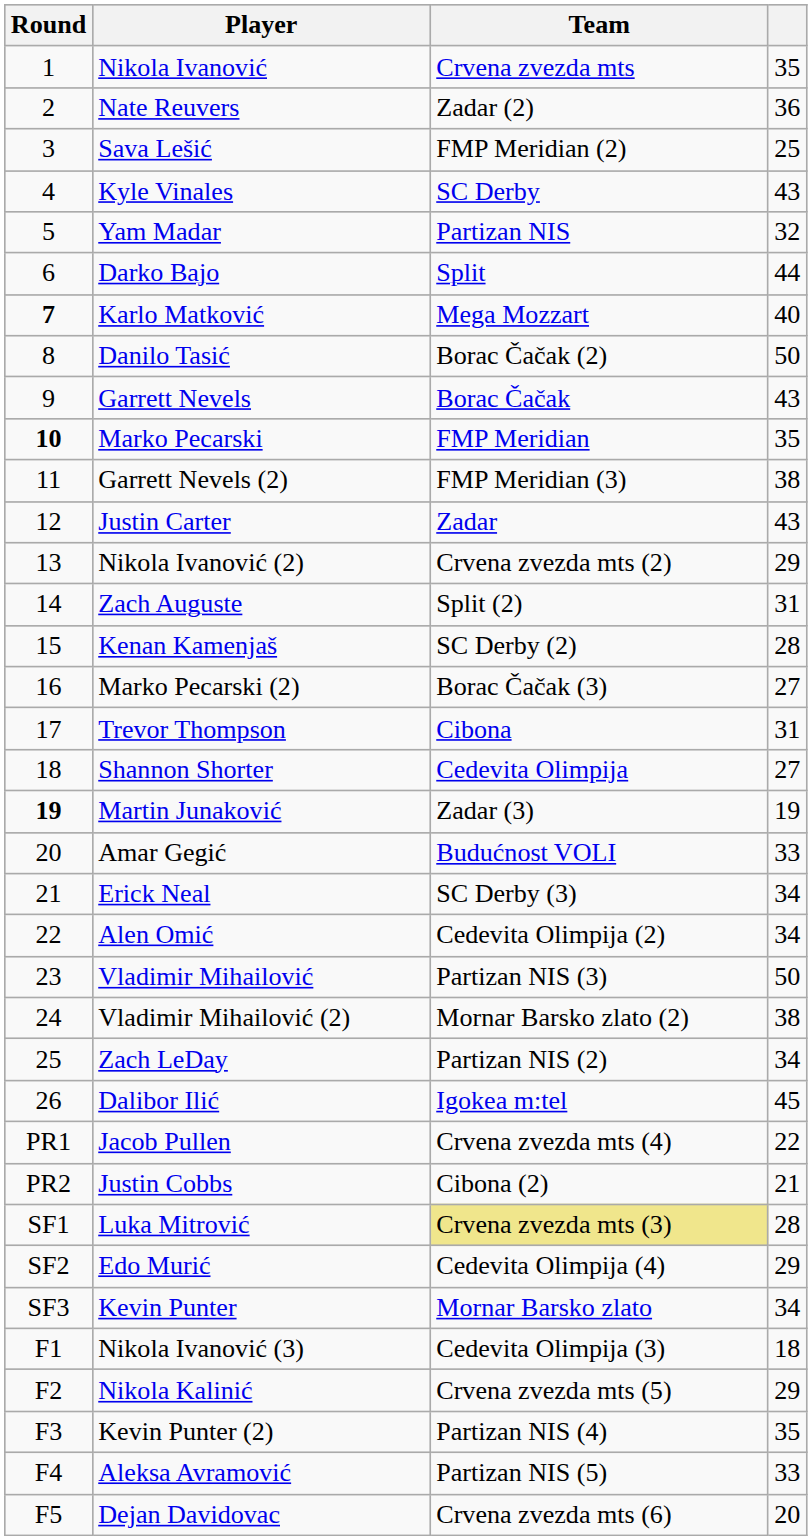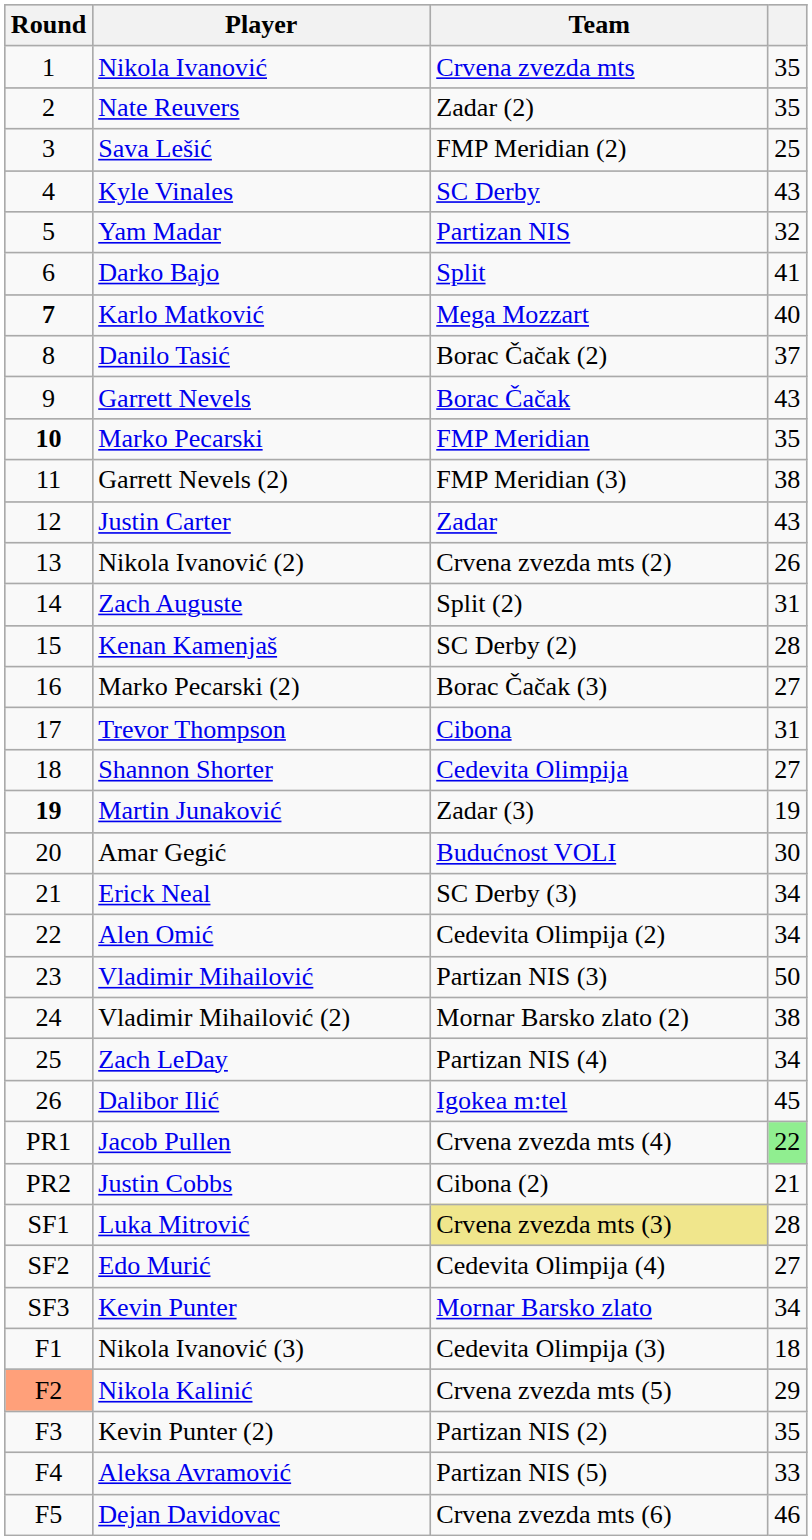(787, 107) 36 -> (787, 107) 35
(787, 273) 44 -> (787, 273) 41
(787, 356) 50 -> (787, 356) 37
(787, 562) 29 -> (787, 562) 26
(787, 852) 33 -> (787, 852) 30
(522, 1059) Partizan NIS (2) -> (522, 1059) Partizan NIS (4)
(787, 1141) no background -> (787, 1141) lightgreen background
(787, 1266) 29 -> (787, 1266) 27
(49, 1390) no background -> (49, 1390) lightsalmon background
(522, 1431) Partizan NIS (4) -> (522, 1431) Partizan NIS (2)
(787, 1514) 20 -> (787, 1514) 46
